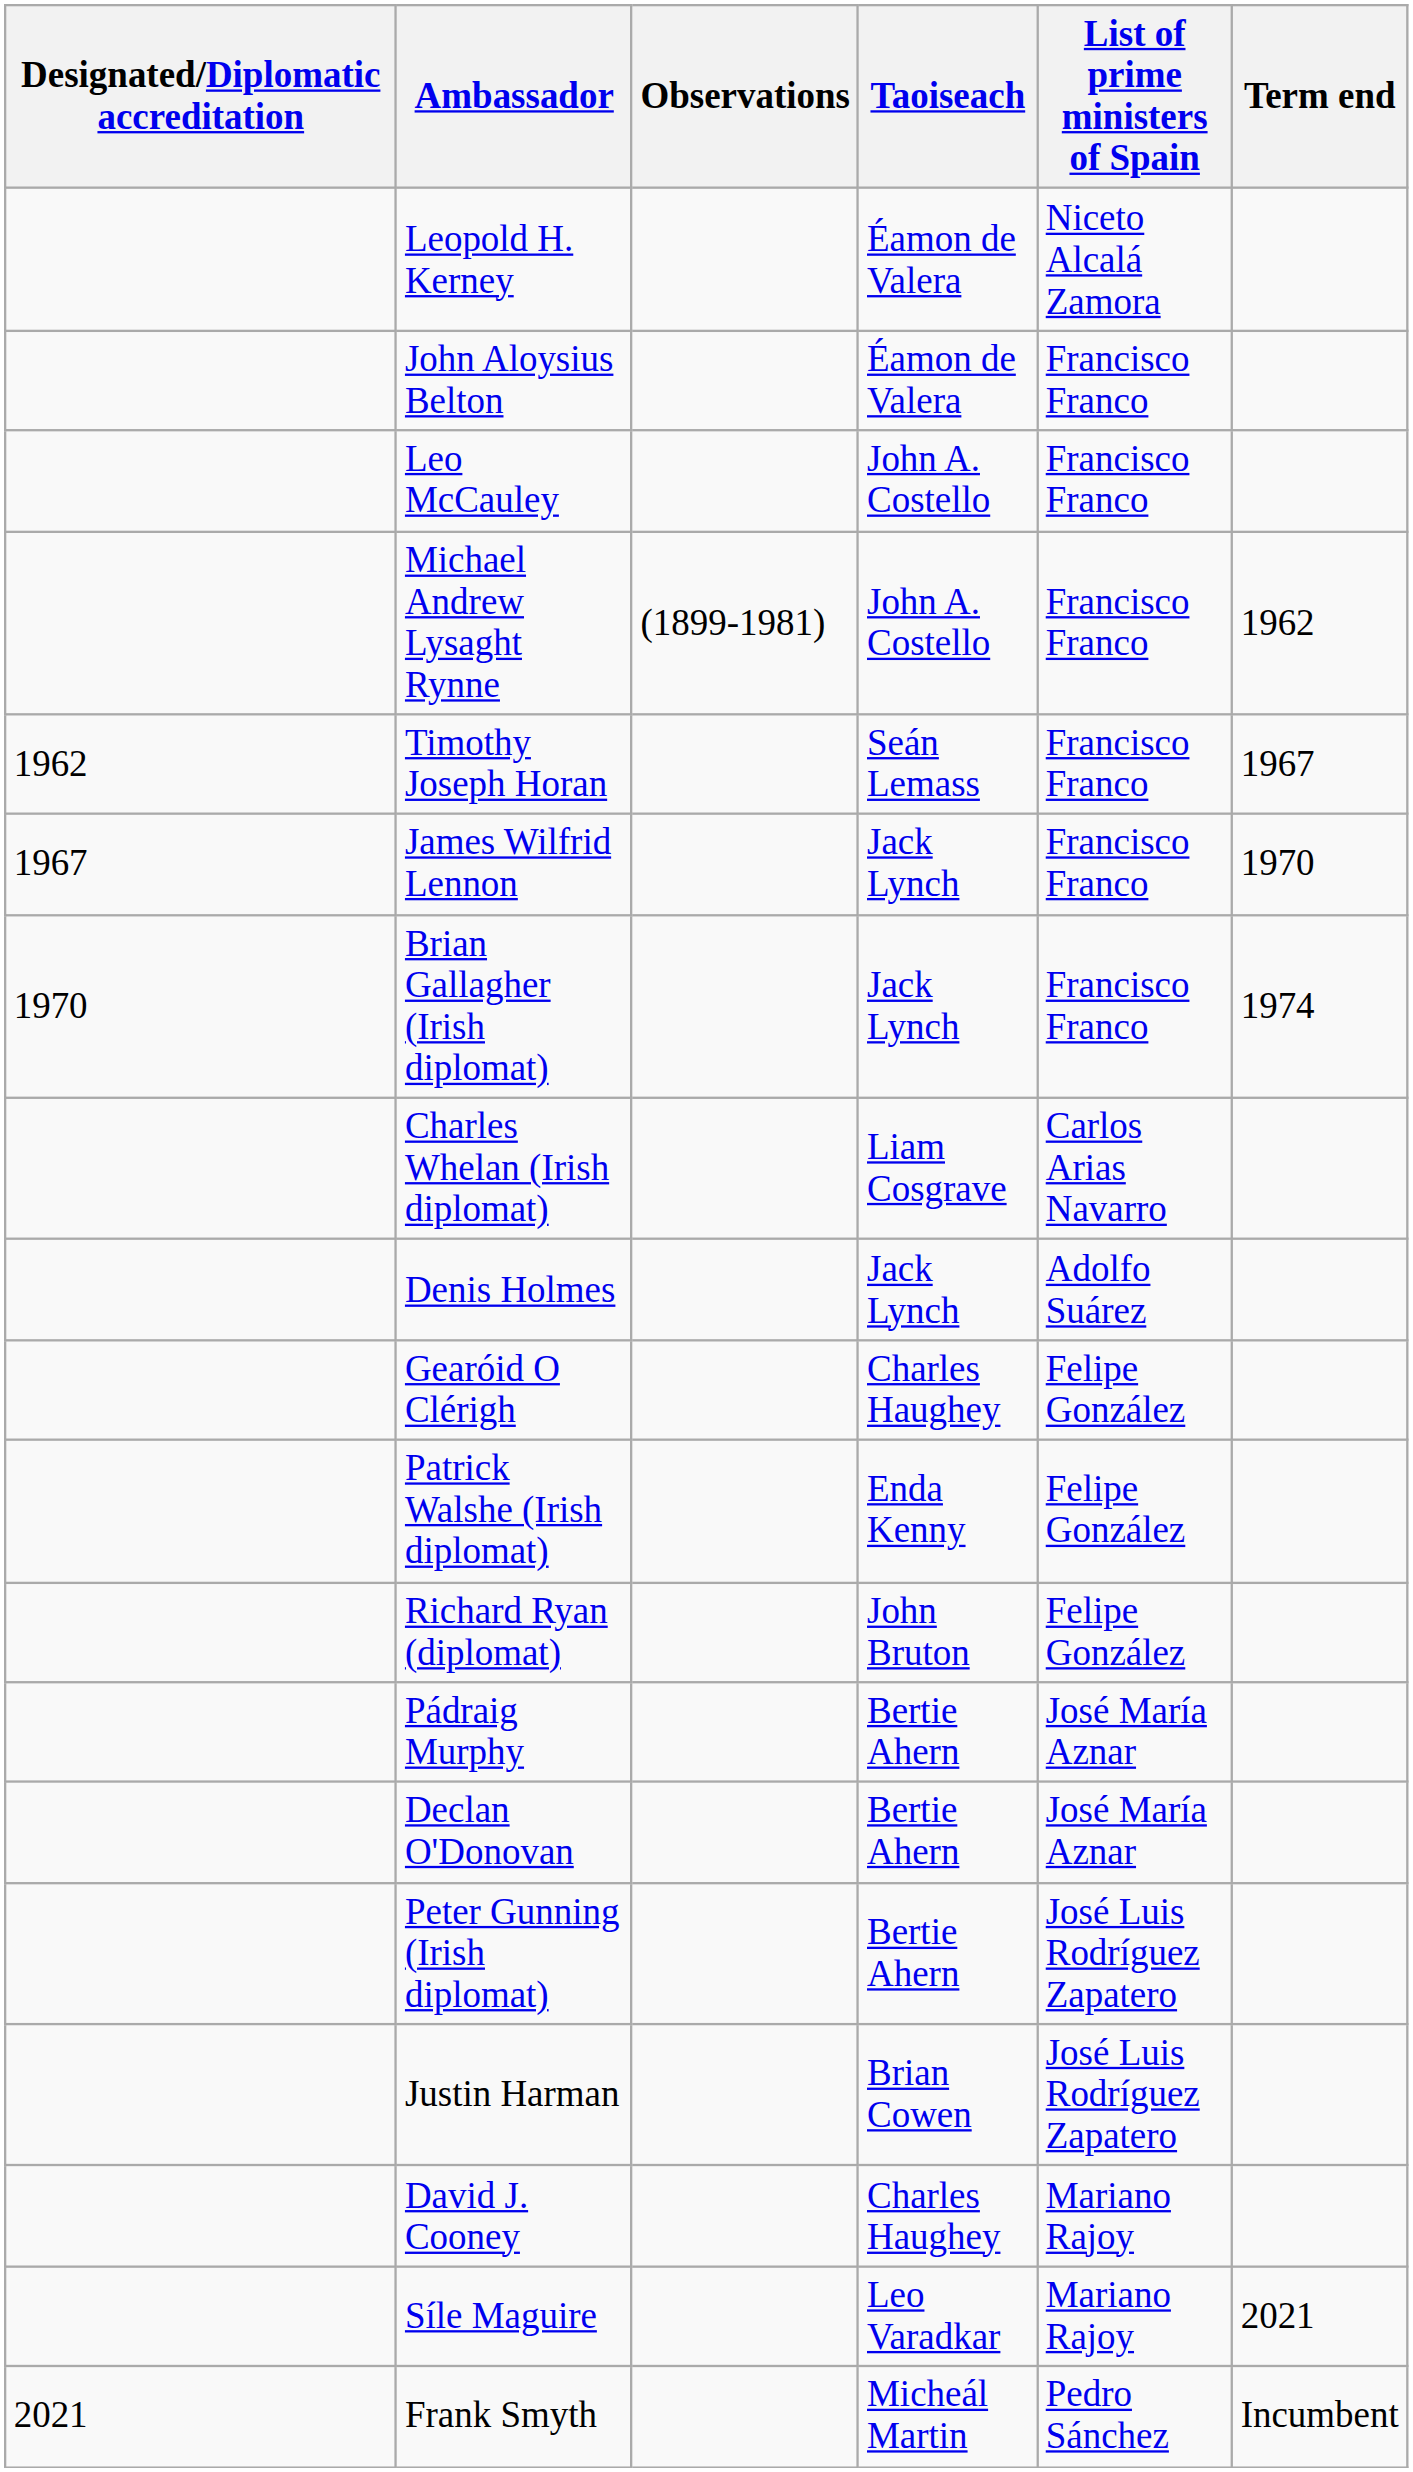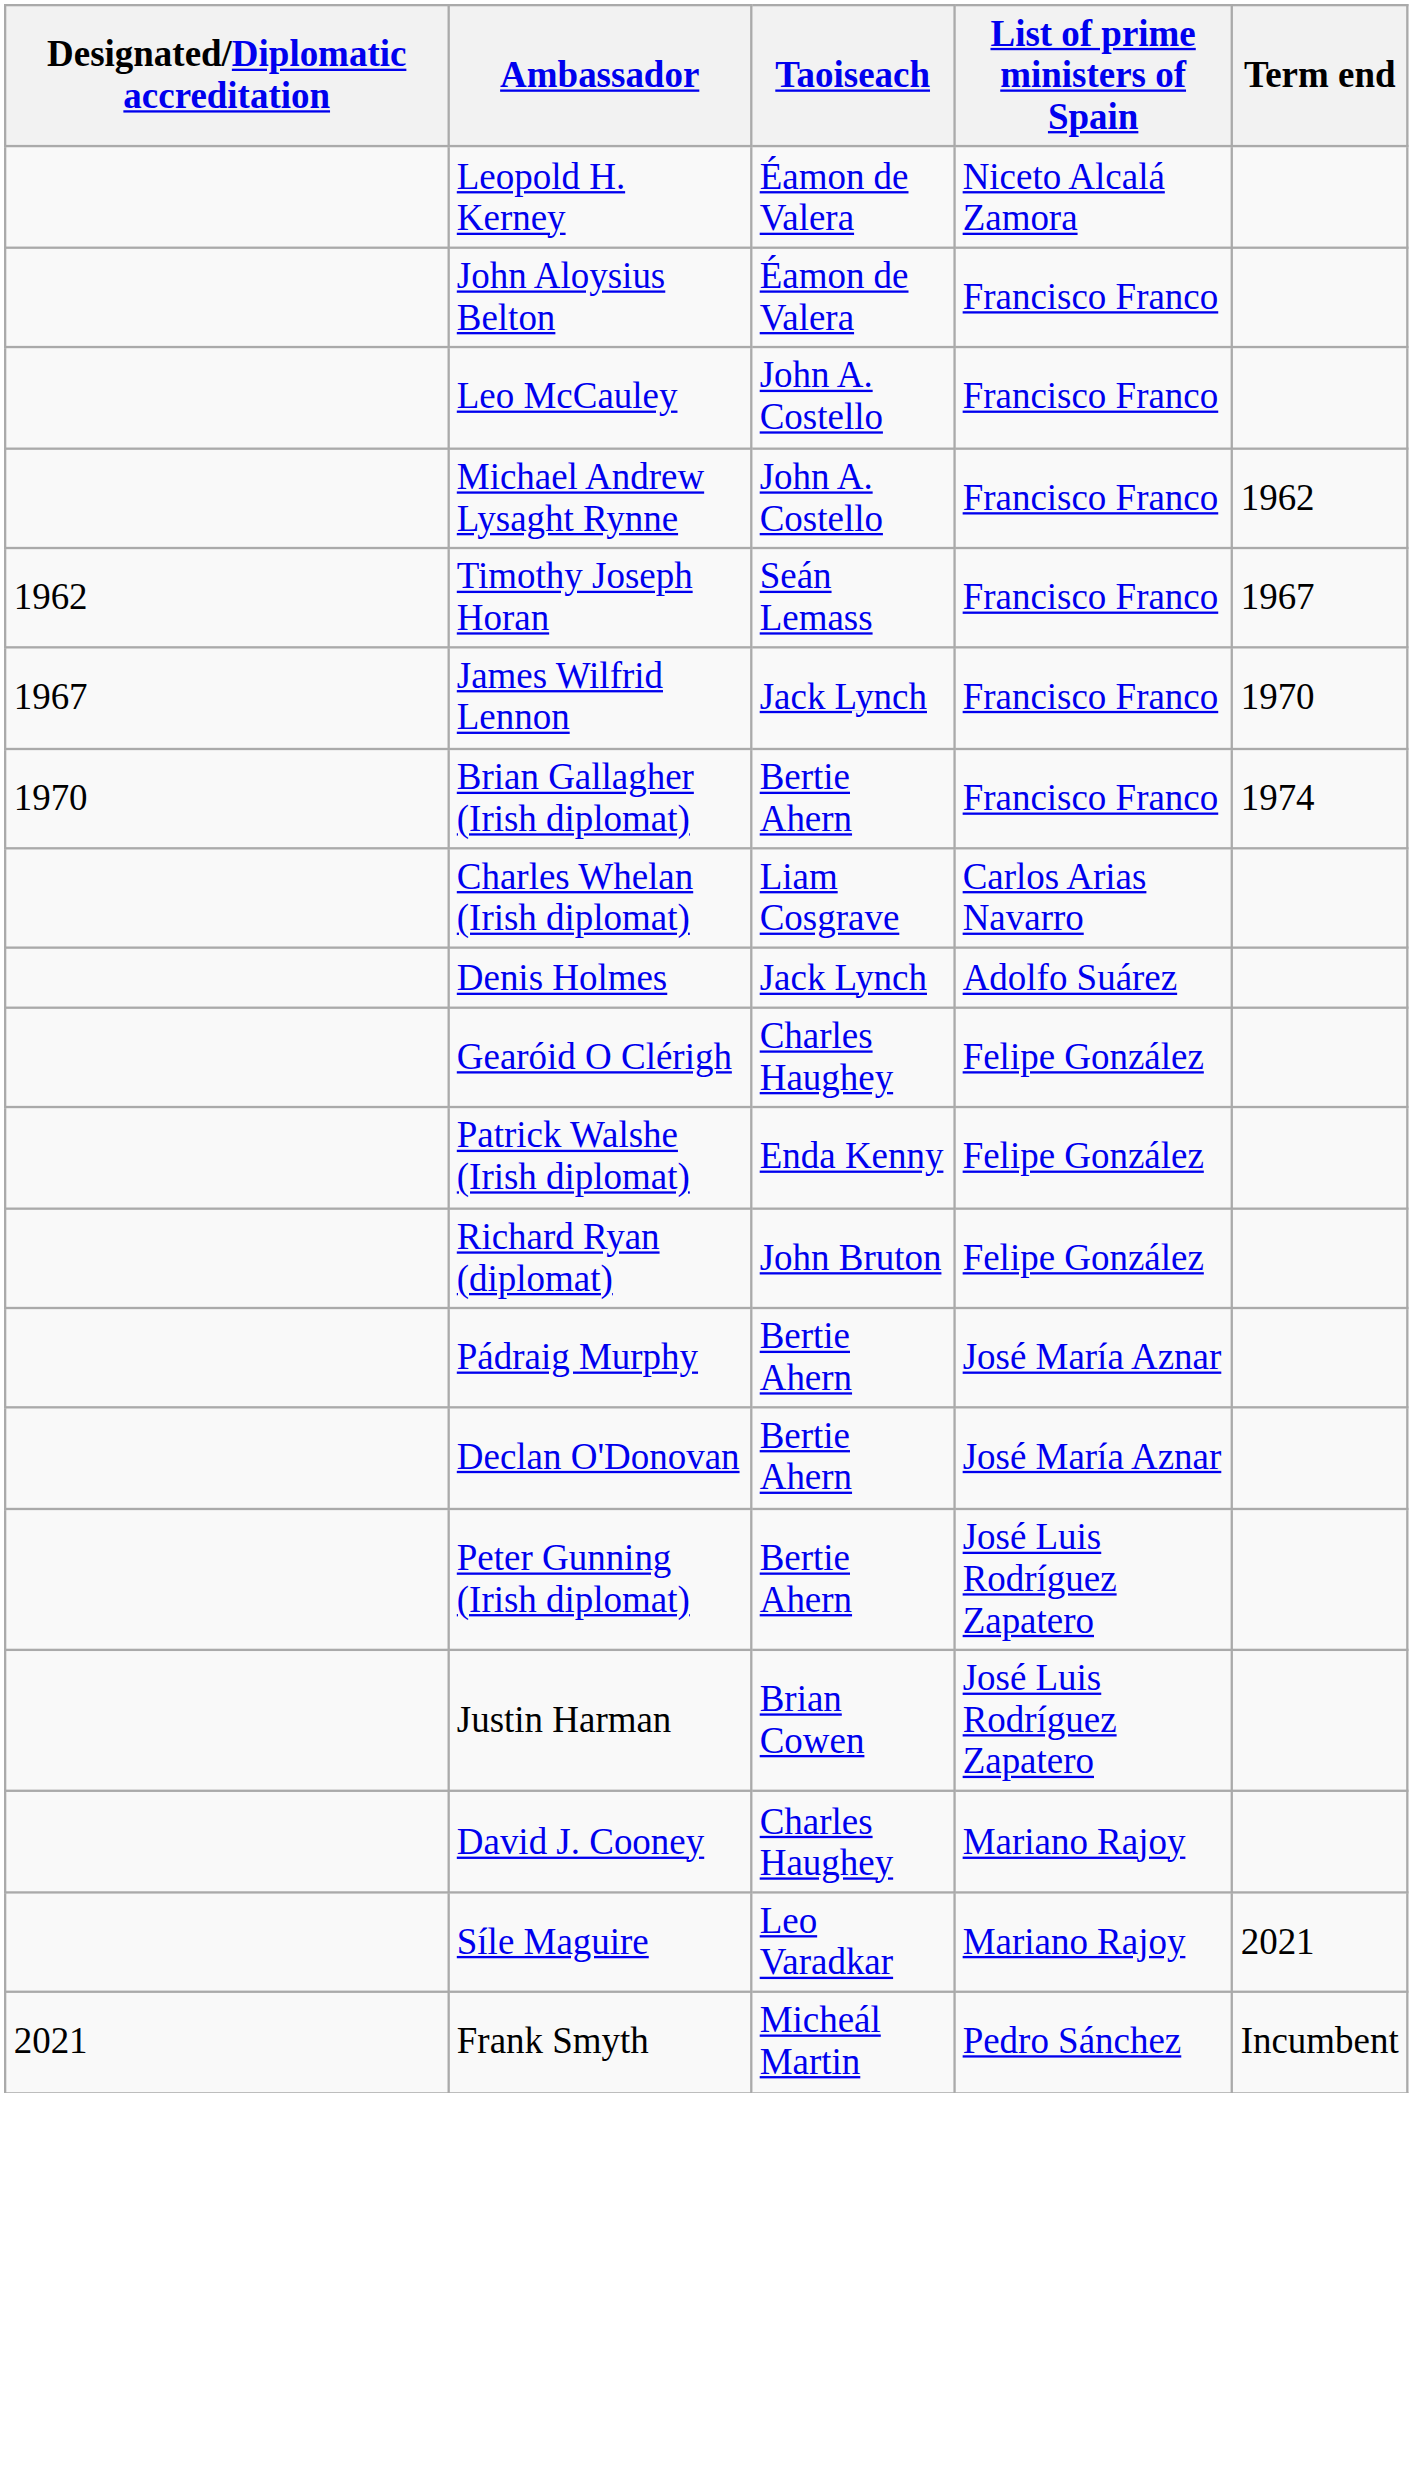- column: (745, 96)
(913, 1005) Jack Lynch -> (806, 797) Bertie Ahern
